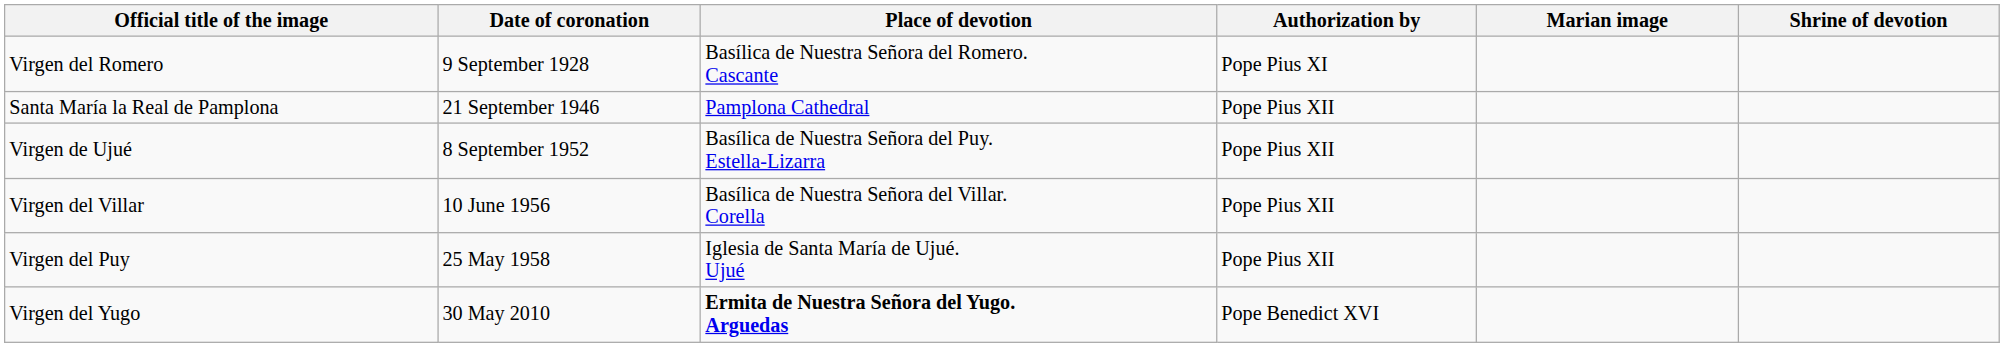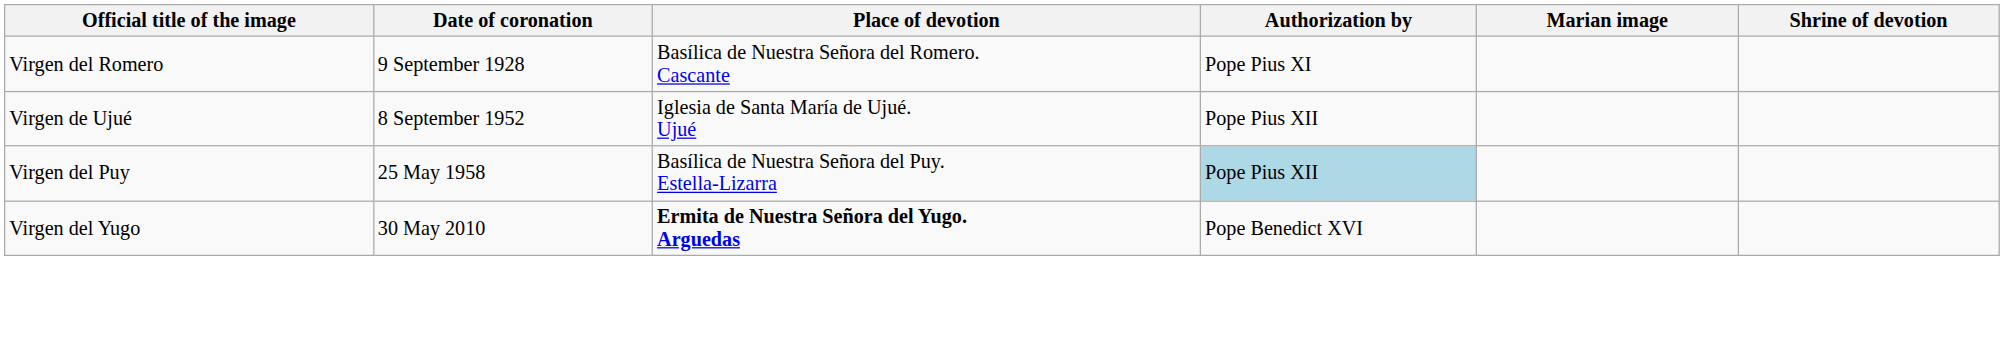- row: (144, 107)
(849, 150) Basílica de Nuestra Señora del Puy. Estella-Lizarra -> (784, 118) Iglesia de Santa María de Ujué. Ujué
- row: (77, 205)
(832, 259) Iglesia de Santa María de Ujué. Ujué -> (801, 173) Basílica de Nuestra Señora del Puy. Estella-Lizarra
(1278, 259) no background -> (1262, 173) lightblue background
